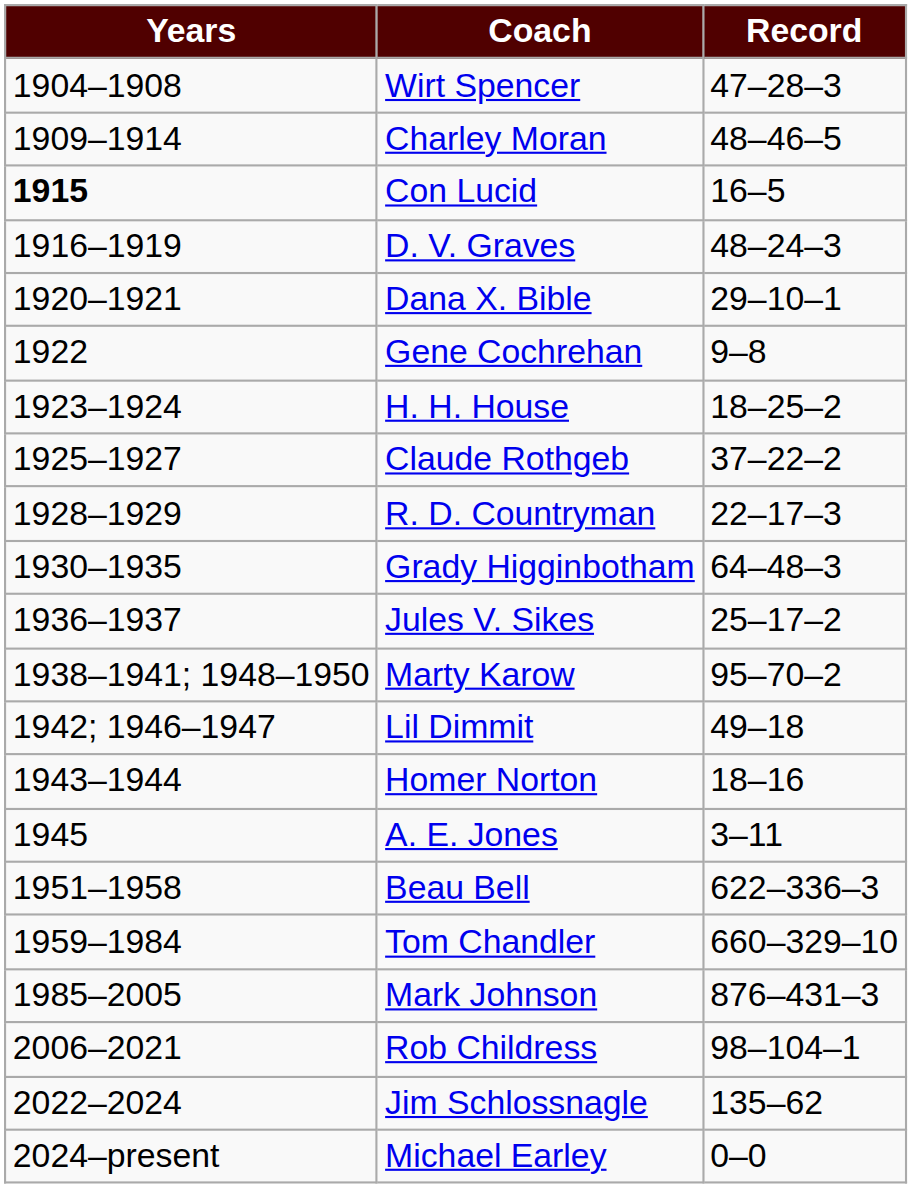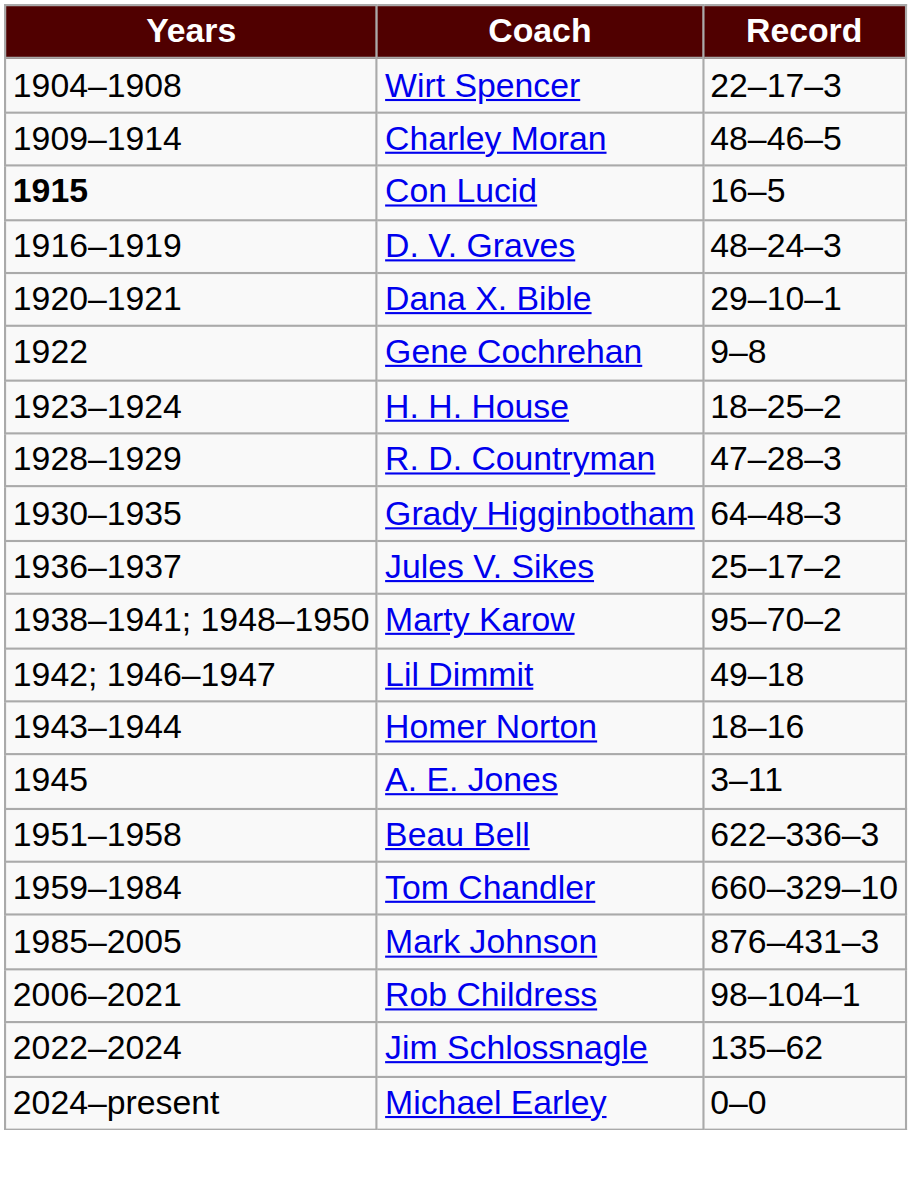(776, 84) 47–28–3 -> (776, 84) 22–17–3
- row: (507, 459)
(776, 513) 22–17–3 -> (776, 459) 47–28–3
